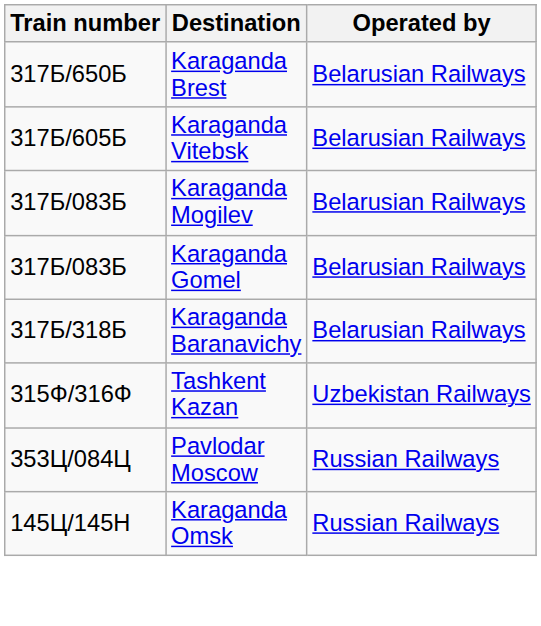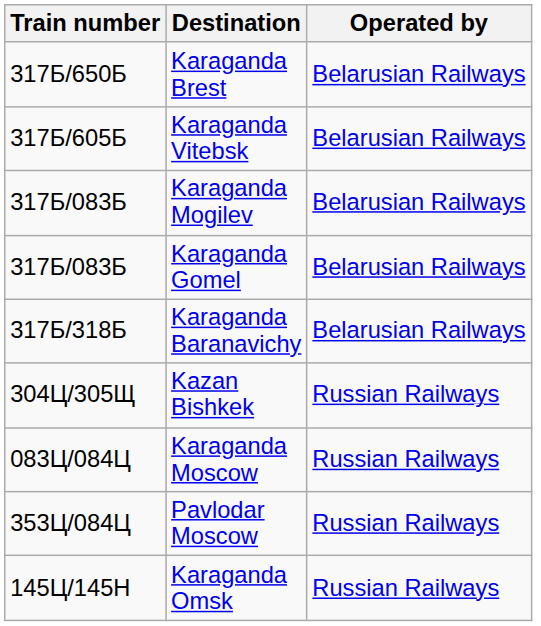- row: (219, 395)
+ row: (213, 395)
+ row: (229, 459)
